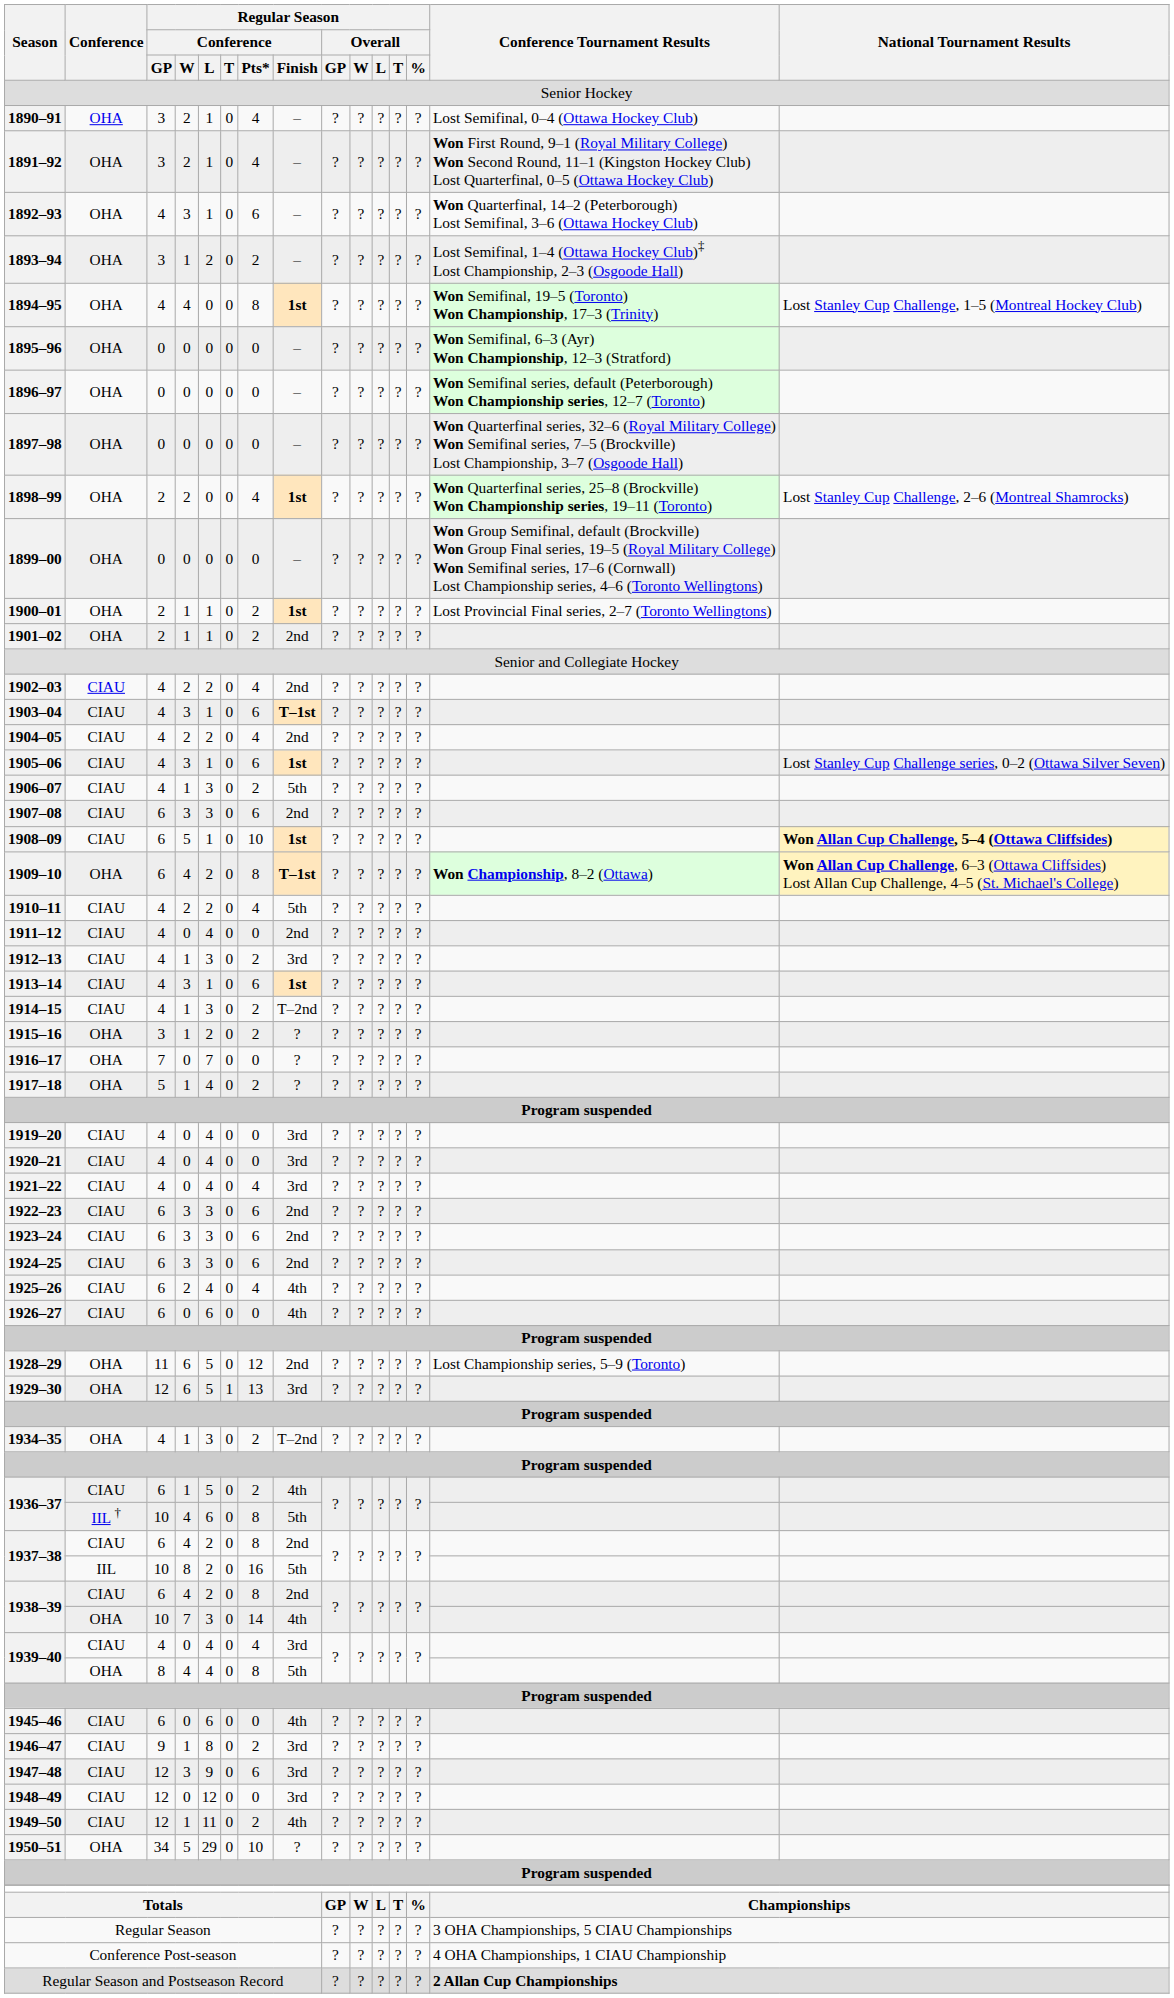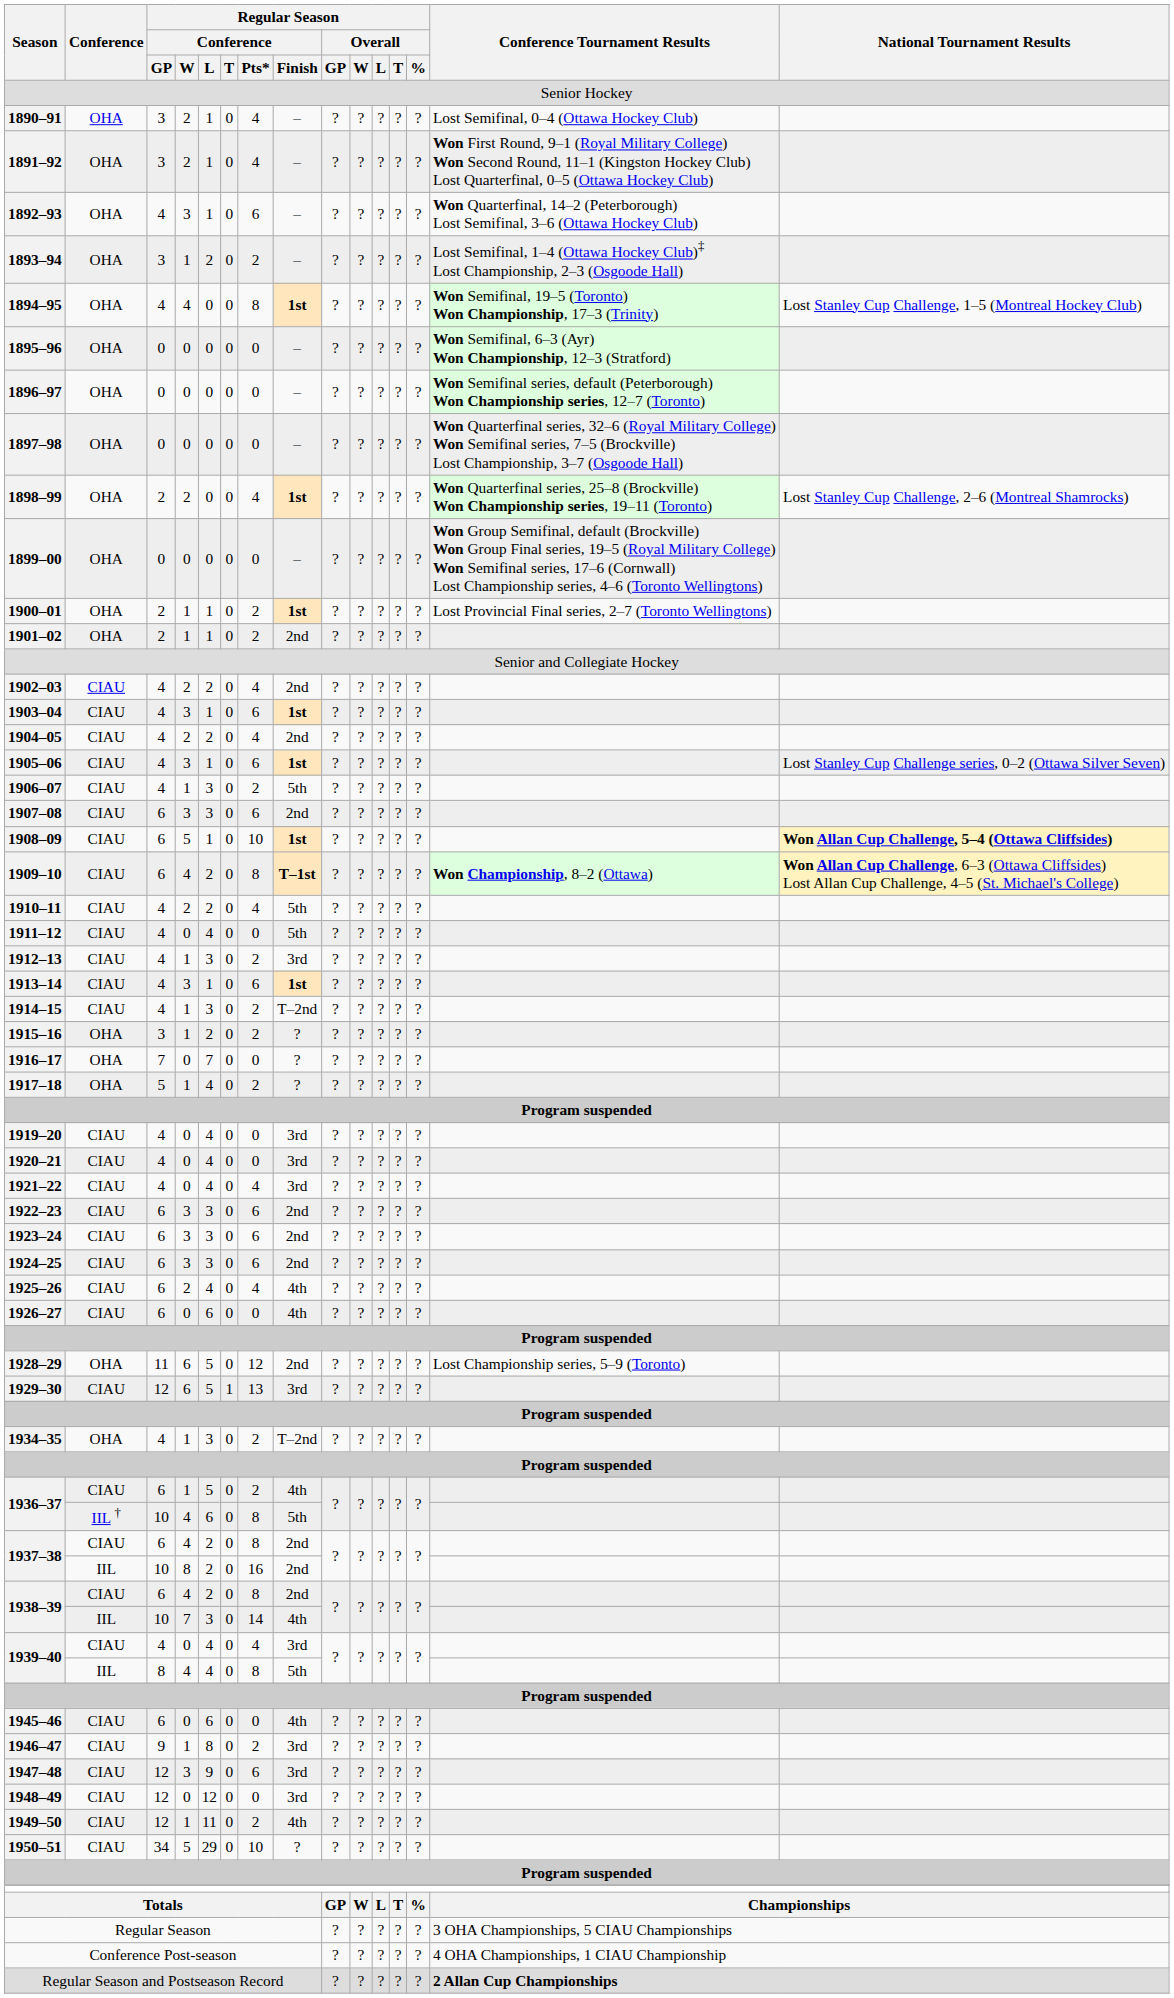(297, 712) T–1st -> (297, 712) 1st
(106, 873) OHA -> (106, 873) CIAU
(297, 933) 2nd -> (297, 933) 5th
(106, 1388) OHA -> (106, 1388) CIAU
(297, 1569) 5th -> (297, 1569) 2nd
(106, 1619) OHA -> (106, 1619) IIL
(106, 1670) OHA -> (106, 1670) IIL
(106, 1847) OHA -> (106, 1847) CIAU
